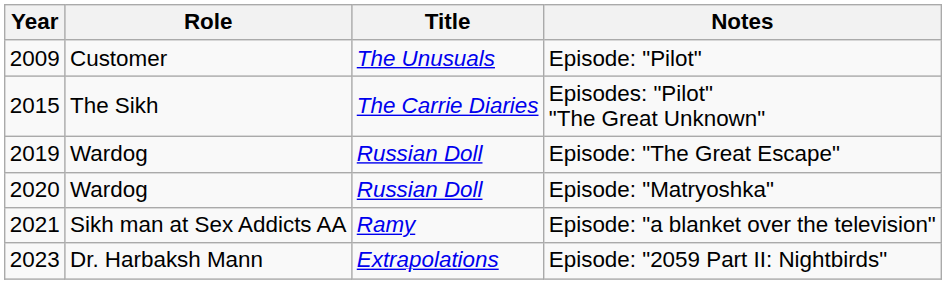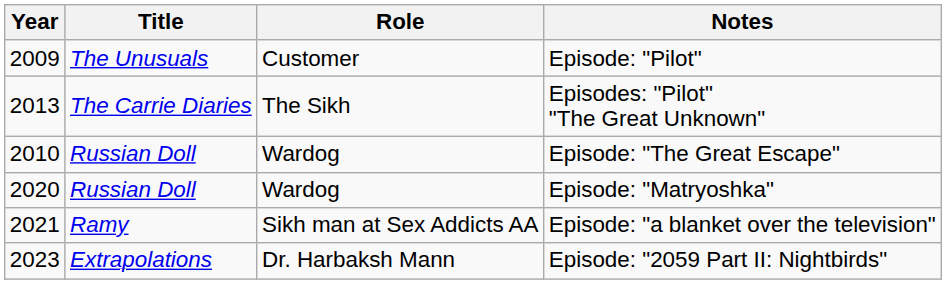columns swapped: (448, 22) <-> (208, 22)
(35, 105) 2015 -> (35, 105) 2013
(35, 154) 2019 -> (35, 154) 2010
